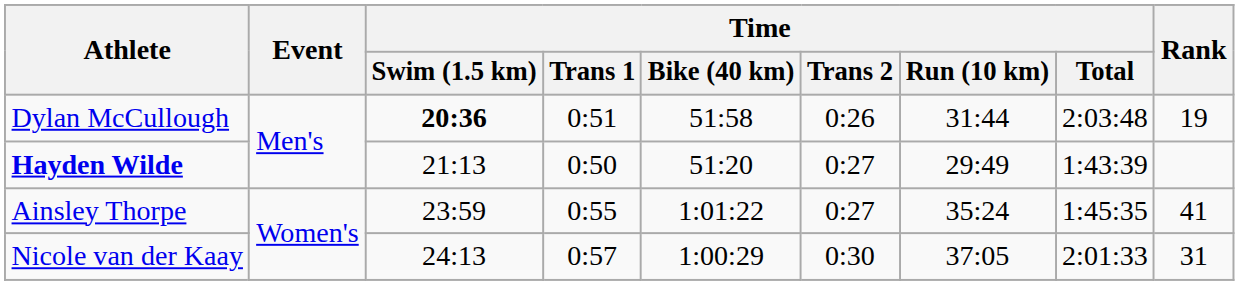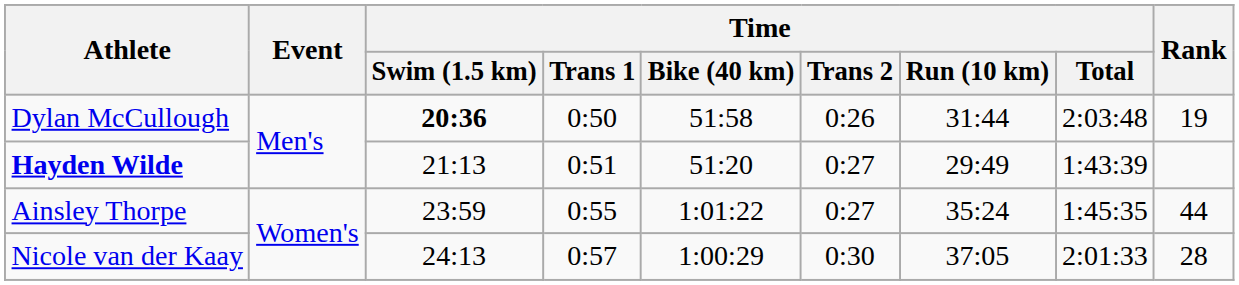(592, 118) 0:51 -> (592, 118) 0:50
(592, 164) 0:50 -> (592, 164) 0:51
(1194, 210) 41 -> (1194, 210) 44
(1194, 257) 31 -> (1194, 257) 28
